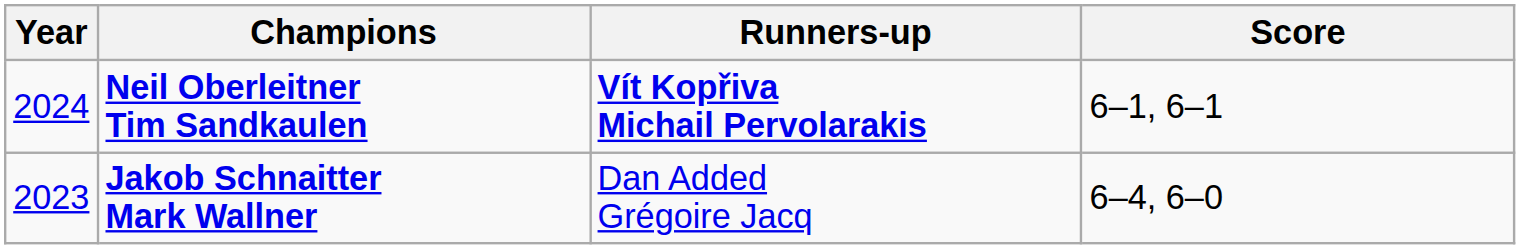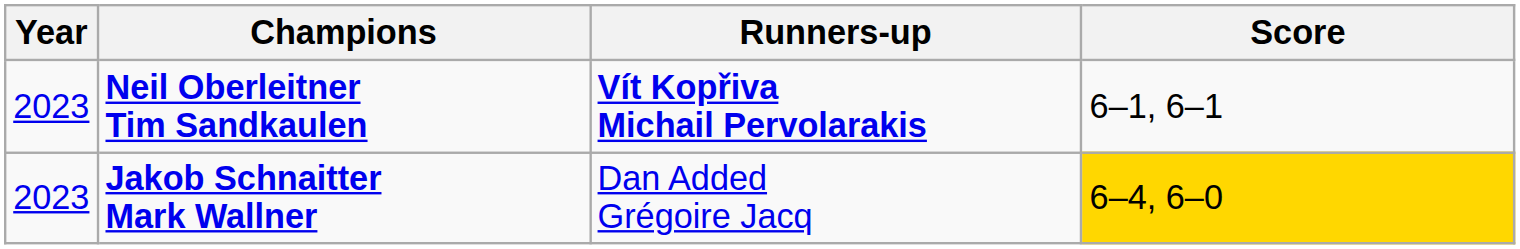(51, 106) 2024 -> (51, 106) 2023
(1156, 198) no background -> (1156, 198) gold background
